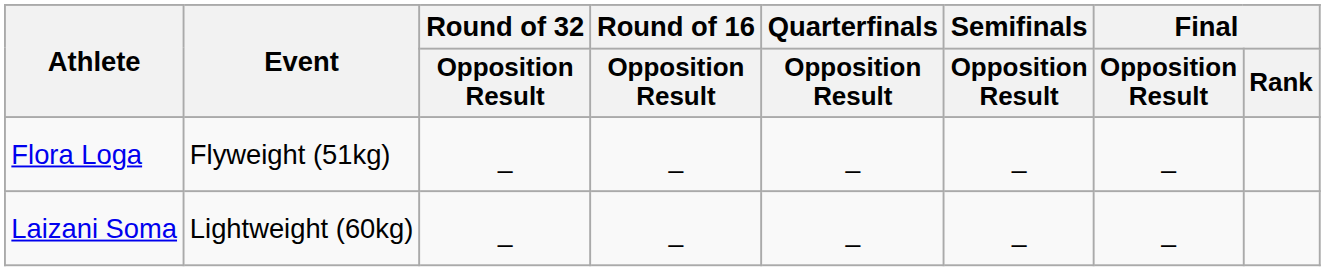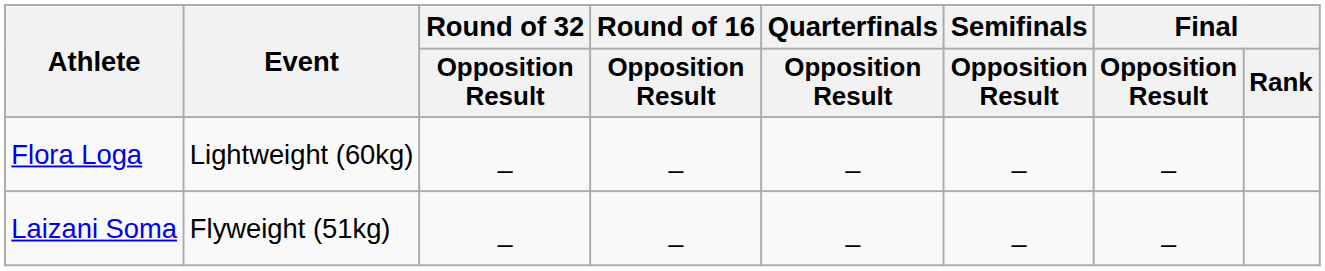(290, 155) Flyweight (51kg) -> (302, 155) Lightweight (60kg)
(302, 228) Lightweight (60kg) -> (290, 228) Flyweight (51kg)
